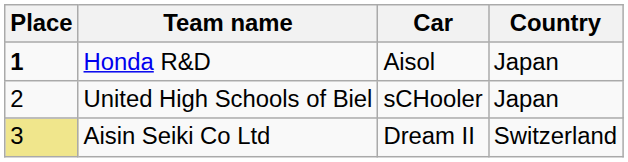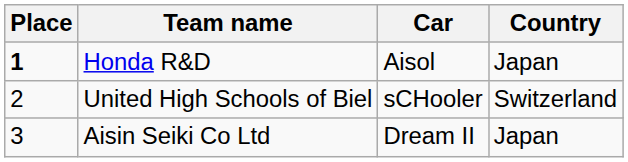(526, 99) Japan -> (555, 99) Switzerland
(17, 136) khaki background -> (17, 136) no background
(555, 136) Switzerland -> (526, 136) Japan
